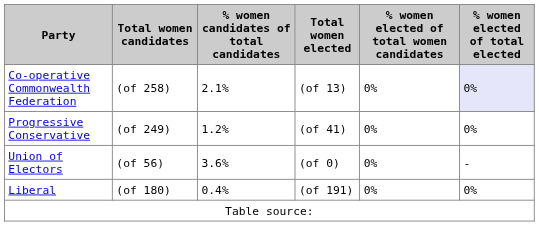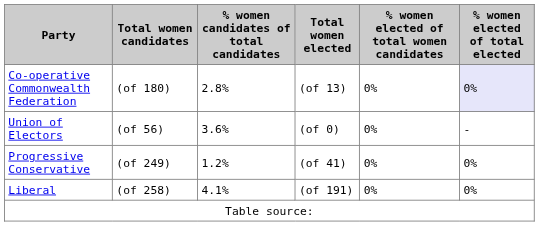(144, 88) (of 258) -> (144, 88) (of 180)
(215, 88) 2.1% -> (215, 88) 2.8%
rows swapped: (49, 128) <-> (36, 162)
(144, 190) (of 180) -> (144, 190) (of 258)
(215, 190) 0.4% -> (215, 190) 4.1%
